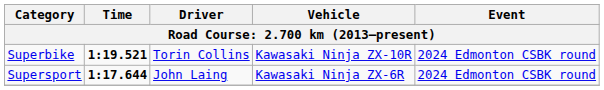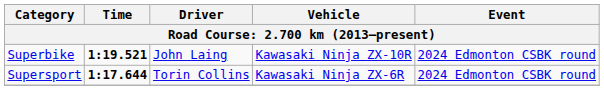(201, 55) Torin Collins -> (190, 55) John Laing
(190, 75) John Laing -> (201, 75) Torin Collins
